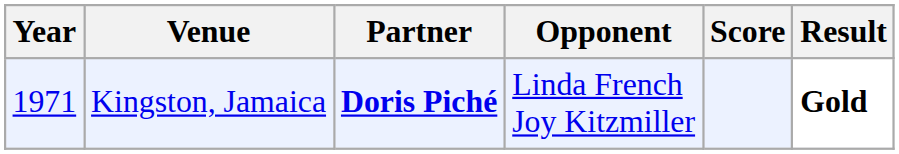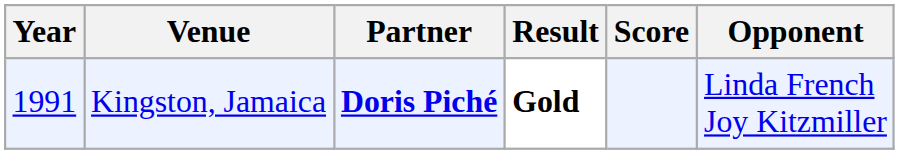columns swapped: (604, 31) <-> (844, 31)
(44, 102) 1971 -> (44, 102) 1991
